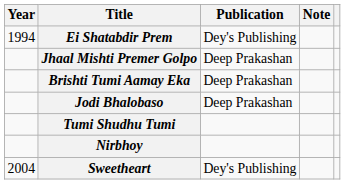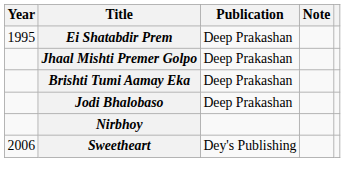(21, 37) 1994 -> (21, 37) 1995
(250, 37) Dey's Publishing -> (248, 37) Deep Prakashan
- row: (119, 124)
(21, 168) 2004 -> (21, 146) 2006
